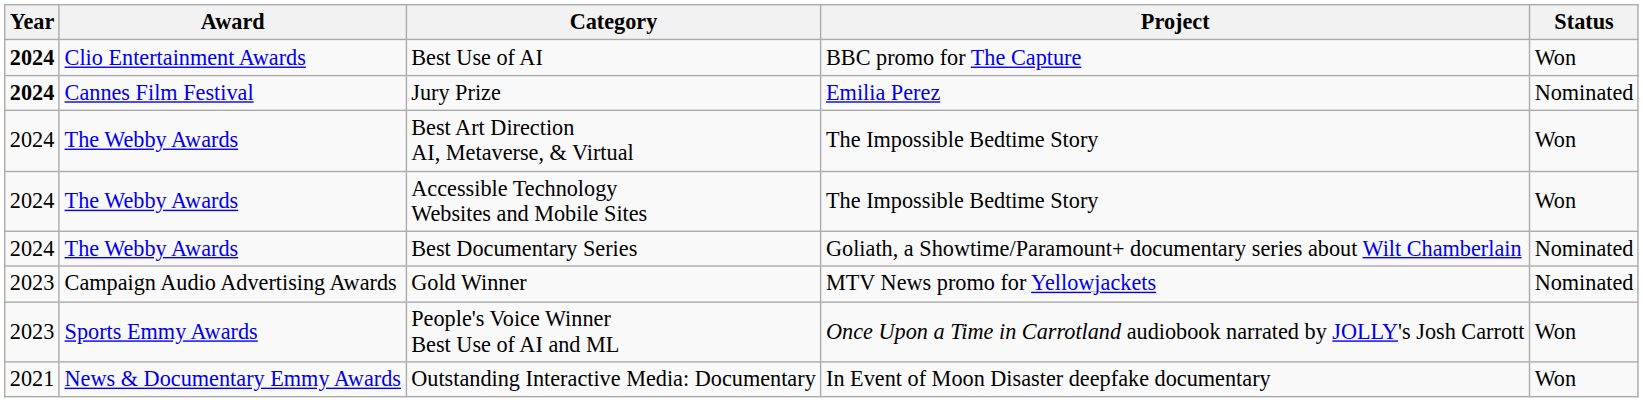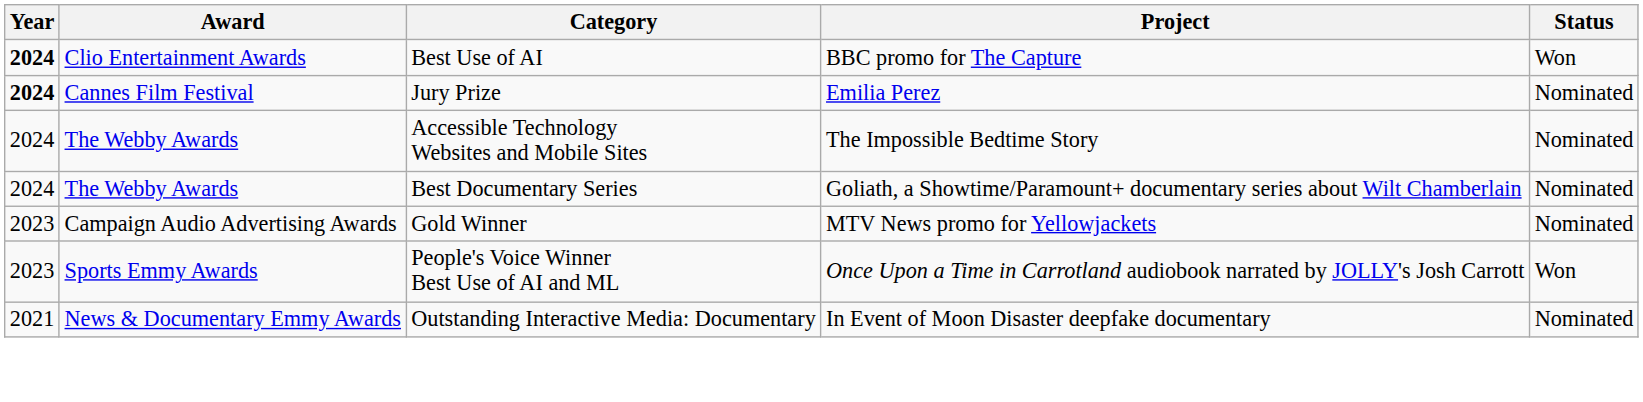- row: (522, 140)
(1555, 200) Won -> (1584, 140) Nominated
(1555, 379) Won -> (1584, 319) Nominated
